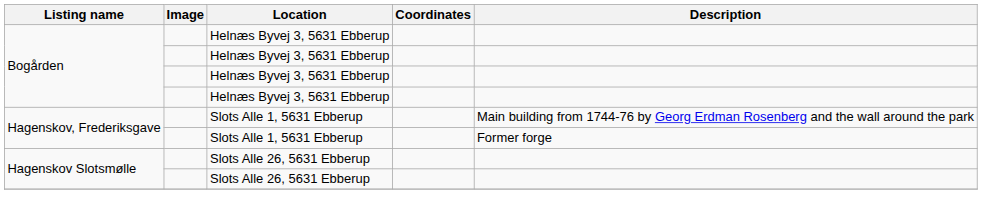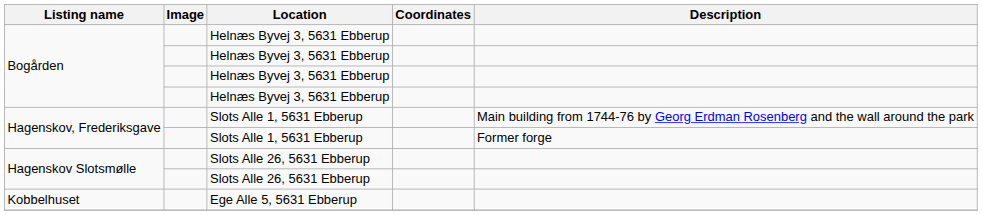+ row: (43, 199)
